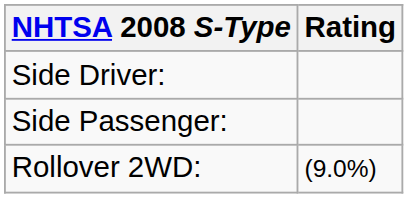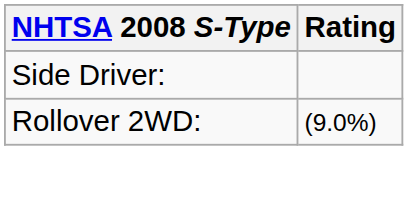- row: (120, 121)
